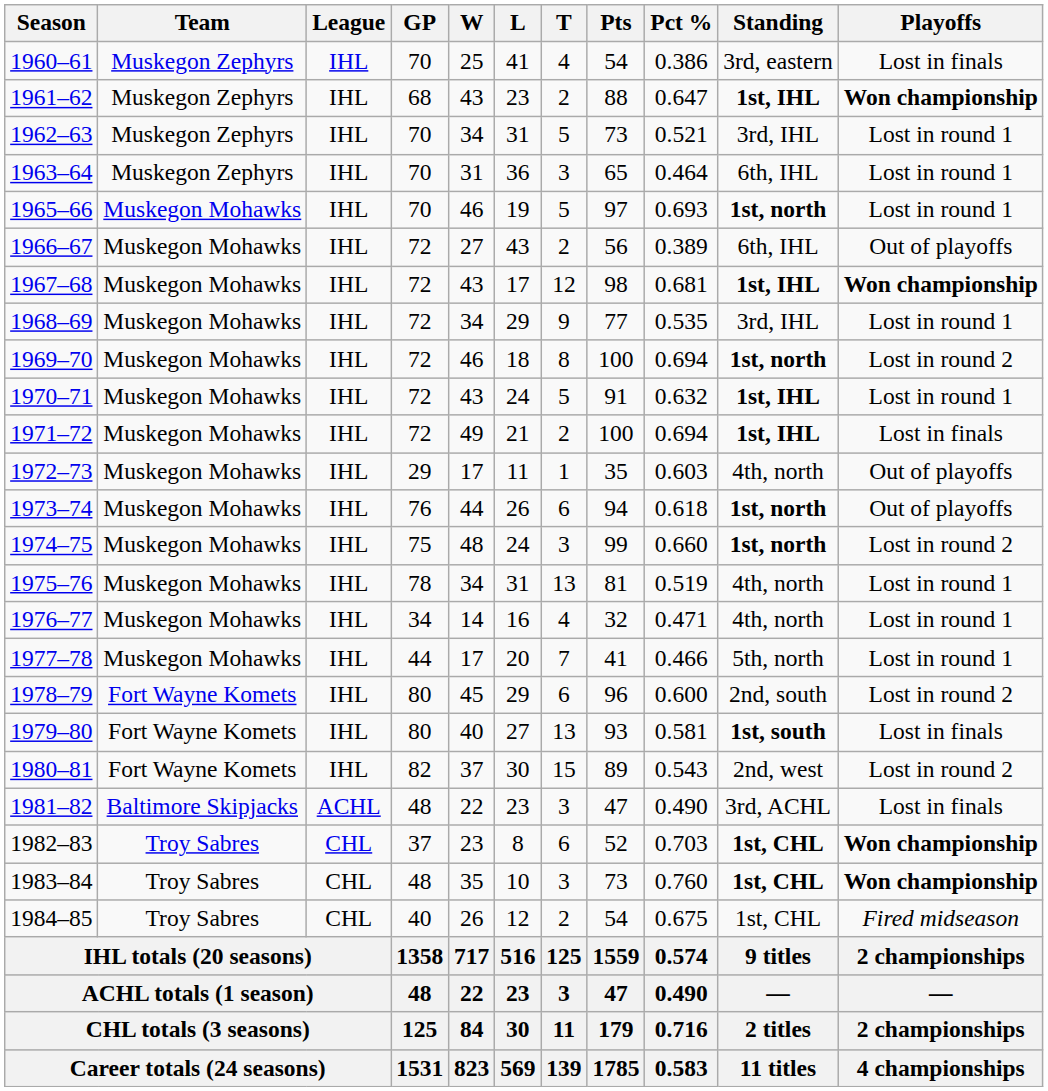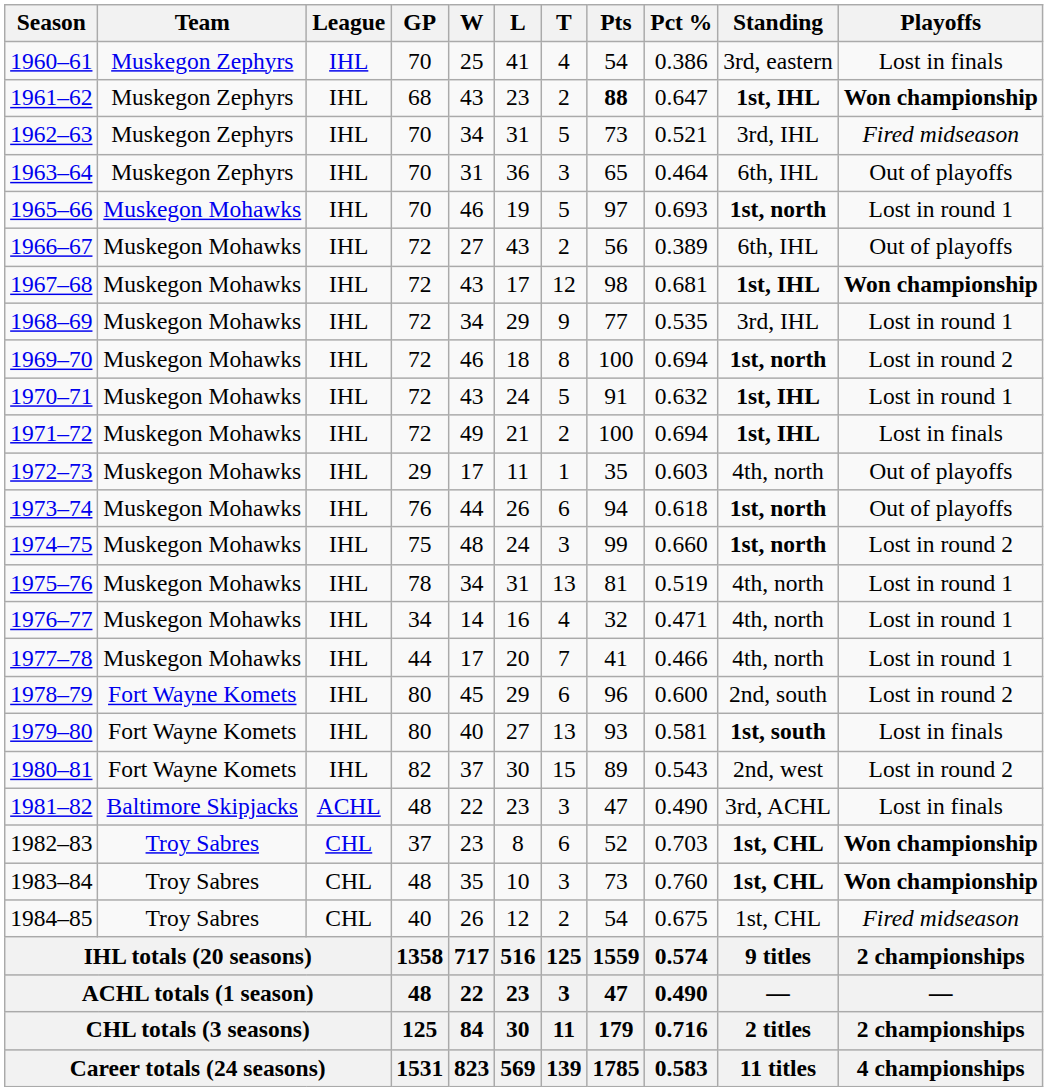(616, 97) normal -> (616, 97) bold
(941, 135) Lost in round 1 -> (941, 135) Fired midseason
(941, 172) Lost in round 1 -> (941, 172) Out of playoffs
(778, 657) 5th, north -> (778, 657) 4th, north
